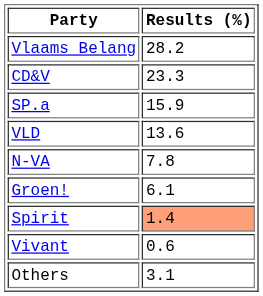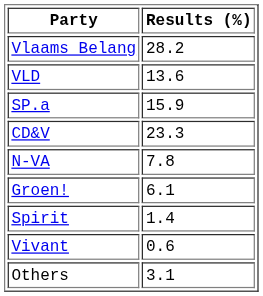rows swapped: (31, 77) <-> (26, 134)
(160, 219) lightsalmon background -> (160, 219) no background
